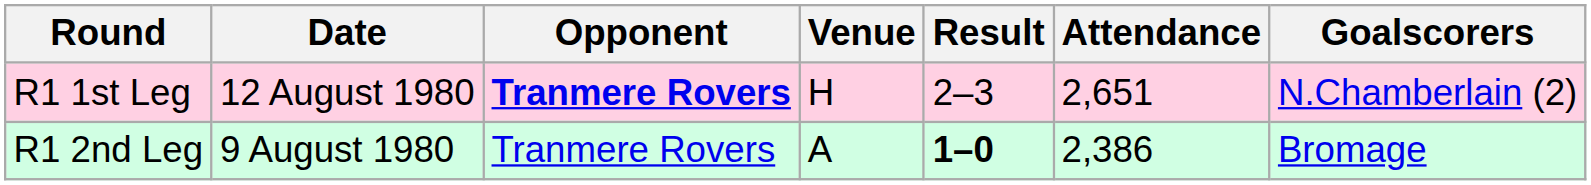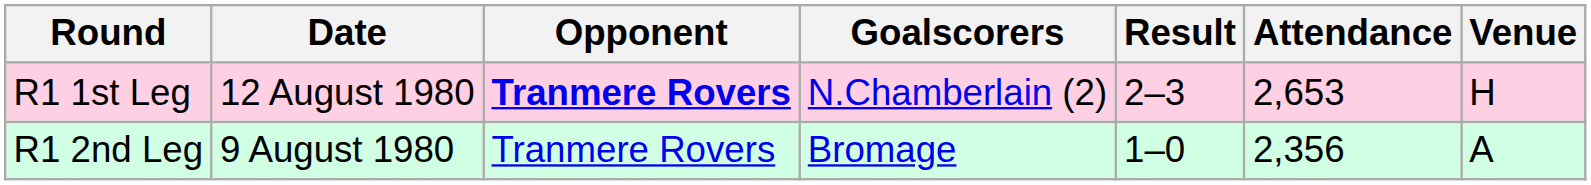columns swapped: (862, 33) <-> (1428, 33)
(1107, 91) 2,651 -> (1299, 91) 2,653
(963, 149) bold -> (1155, 149) normal
(1107, 149) 2,386 -> (1299, 149) 2,356
